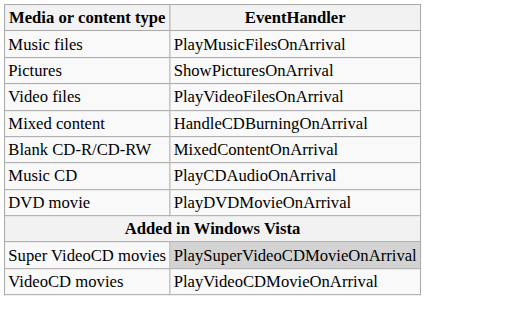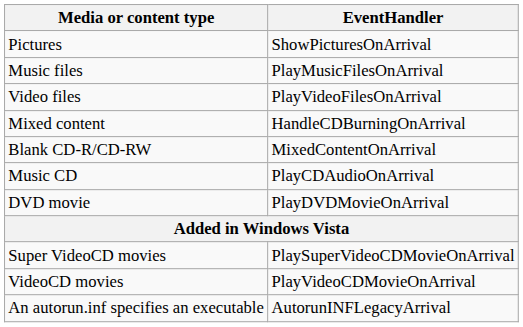rows swapped: (35, 70) <-> (46, 44)
(295, 255) lightgrey background -> (393, 255) no background
+ row: (136, 307)
